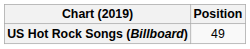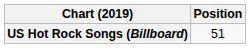(218, 33) 49 -> (218, 33) 51
